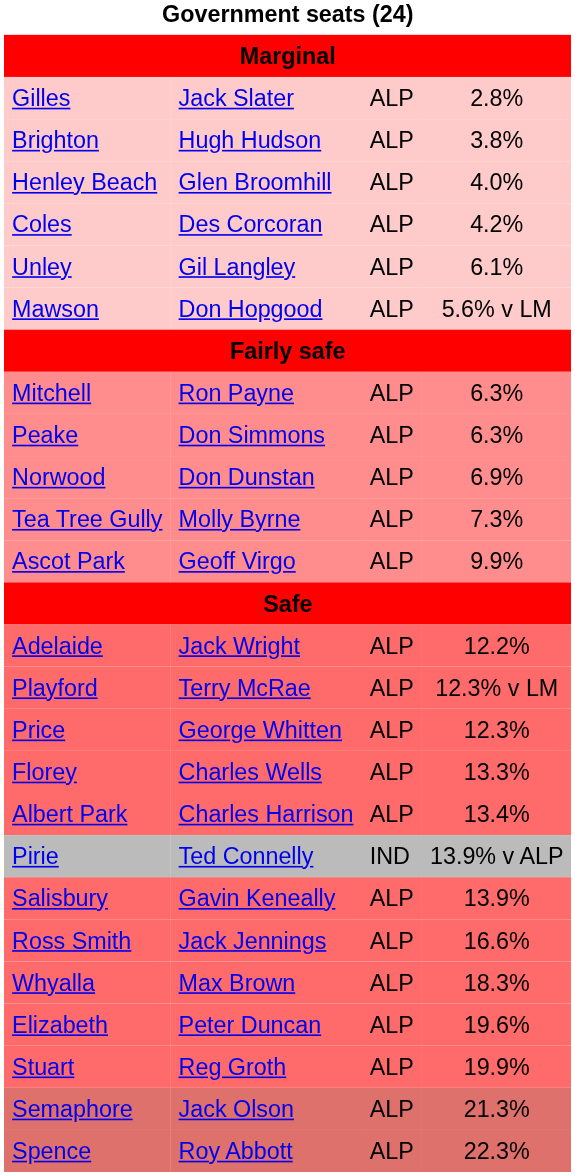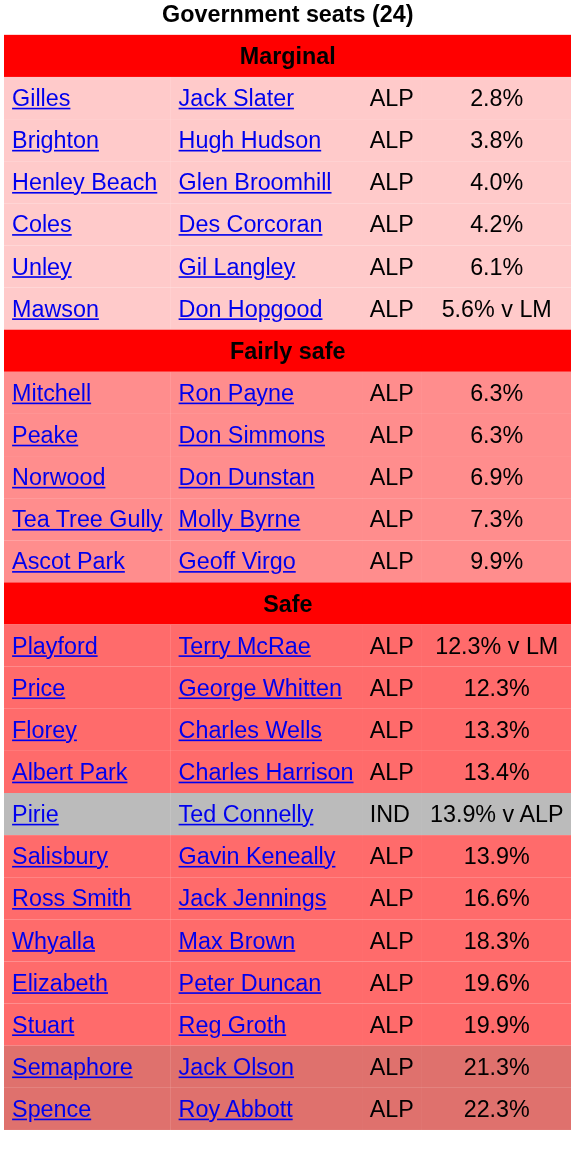- row: (57, 645)
